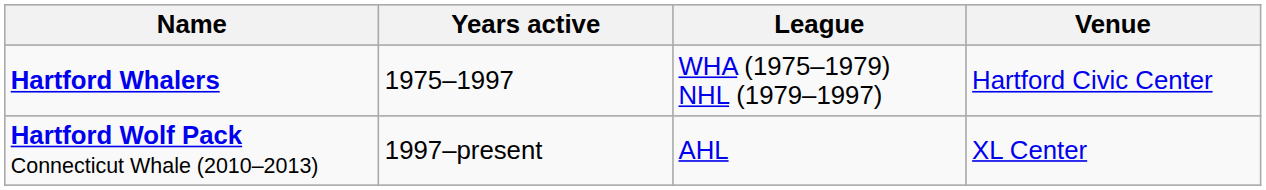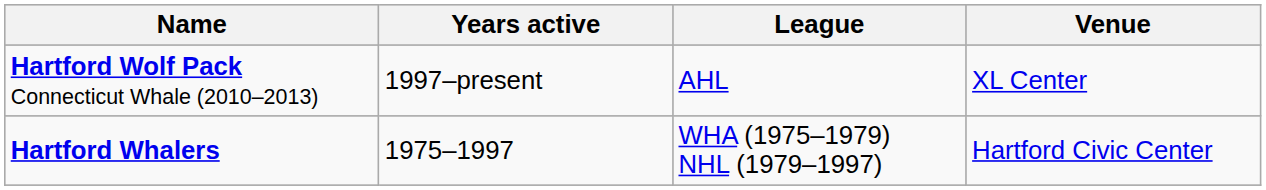rows swapped: (165, 150) <-> (115, 80)
